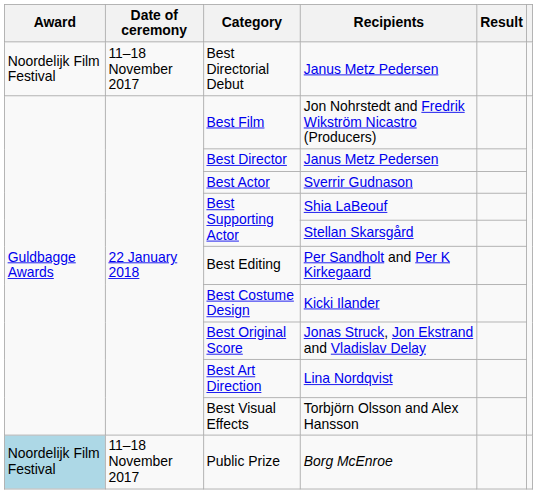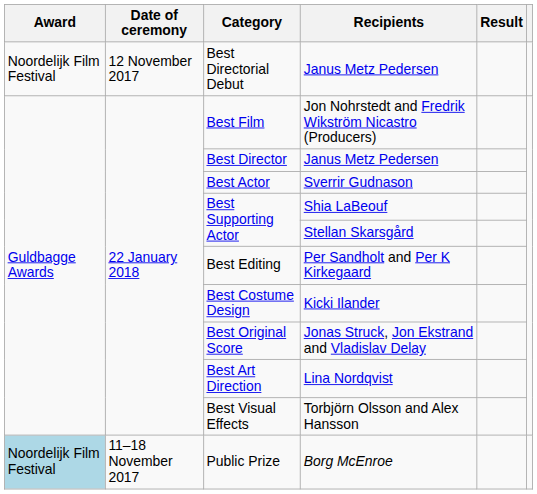(140, 68) 11–18 November 2017 -> (150, 68) 12 November 2017
